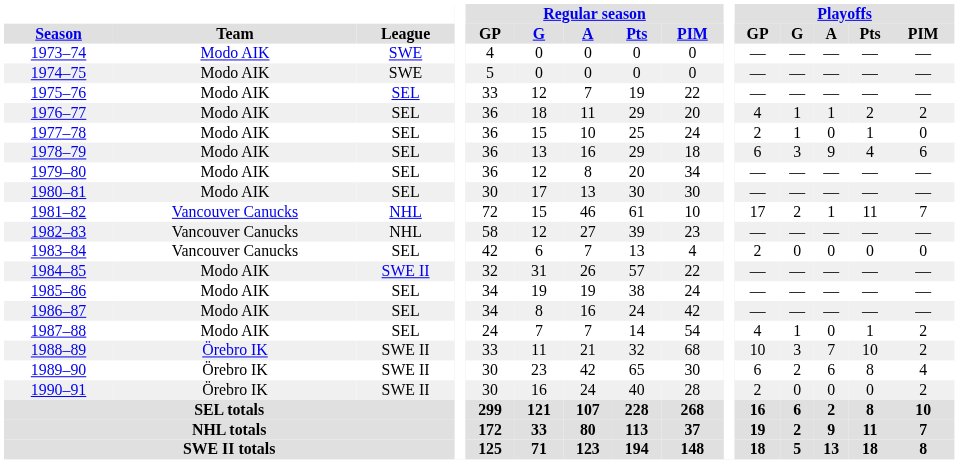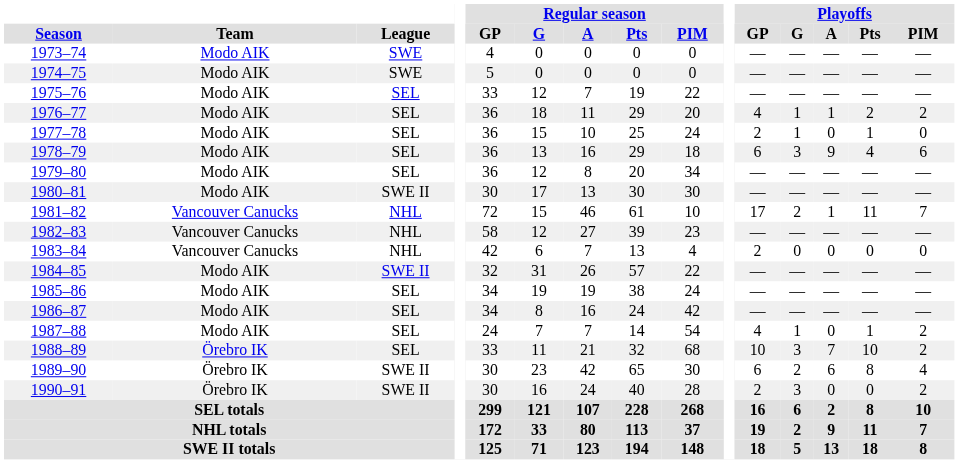(406, 192) SEL -> (406, 192) SWE II
(406, 251) SEL -> (406, 251) NHL
(406, 350) SWE II -> (406, 350) SEL
(797, 390) 0 -> (797, 390) 3
